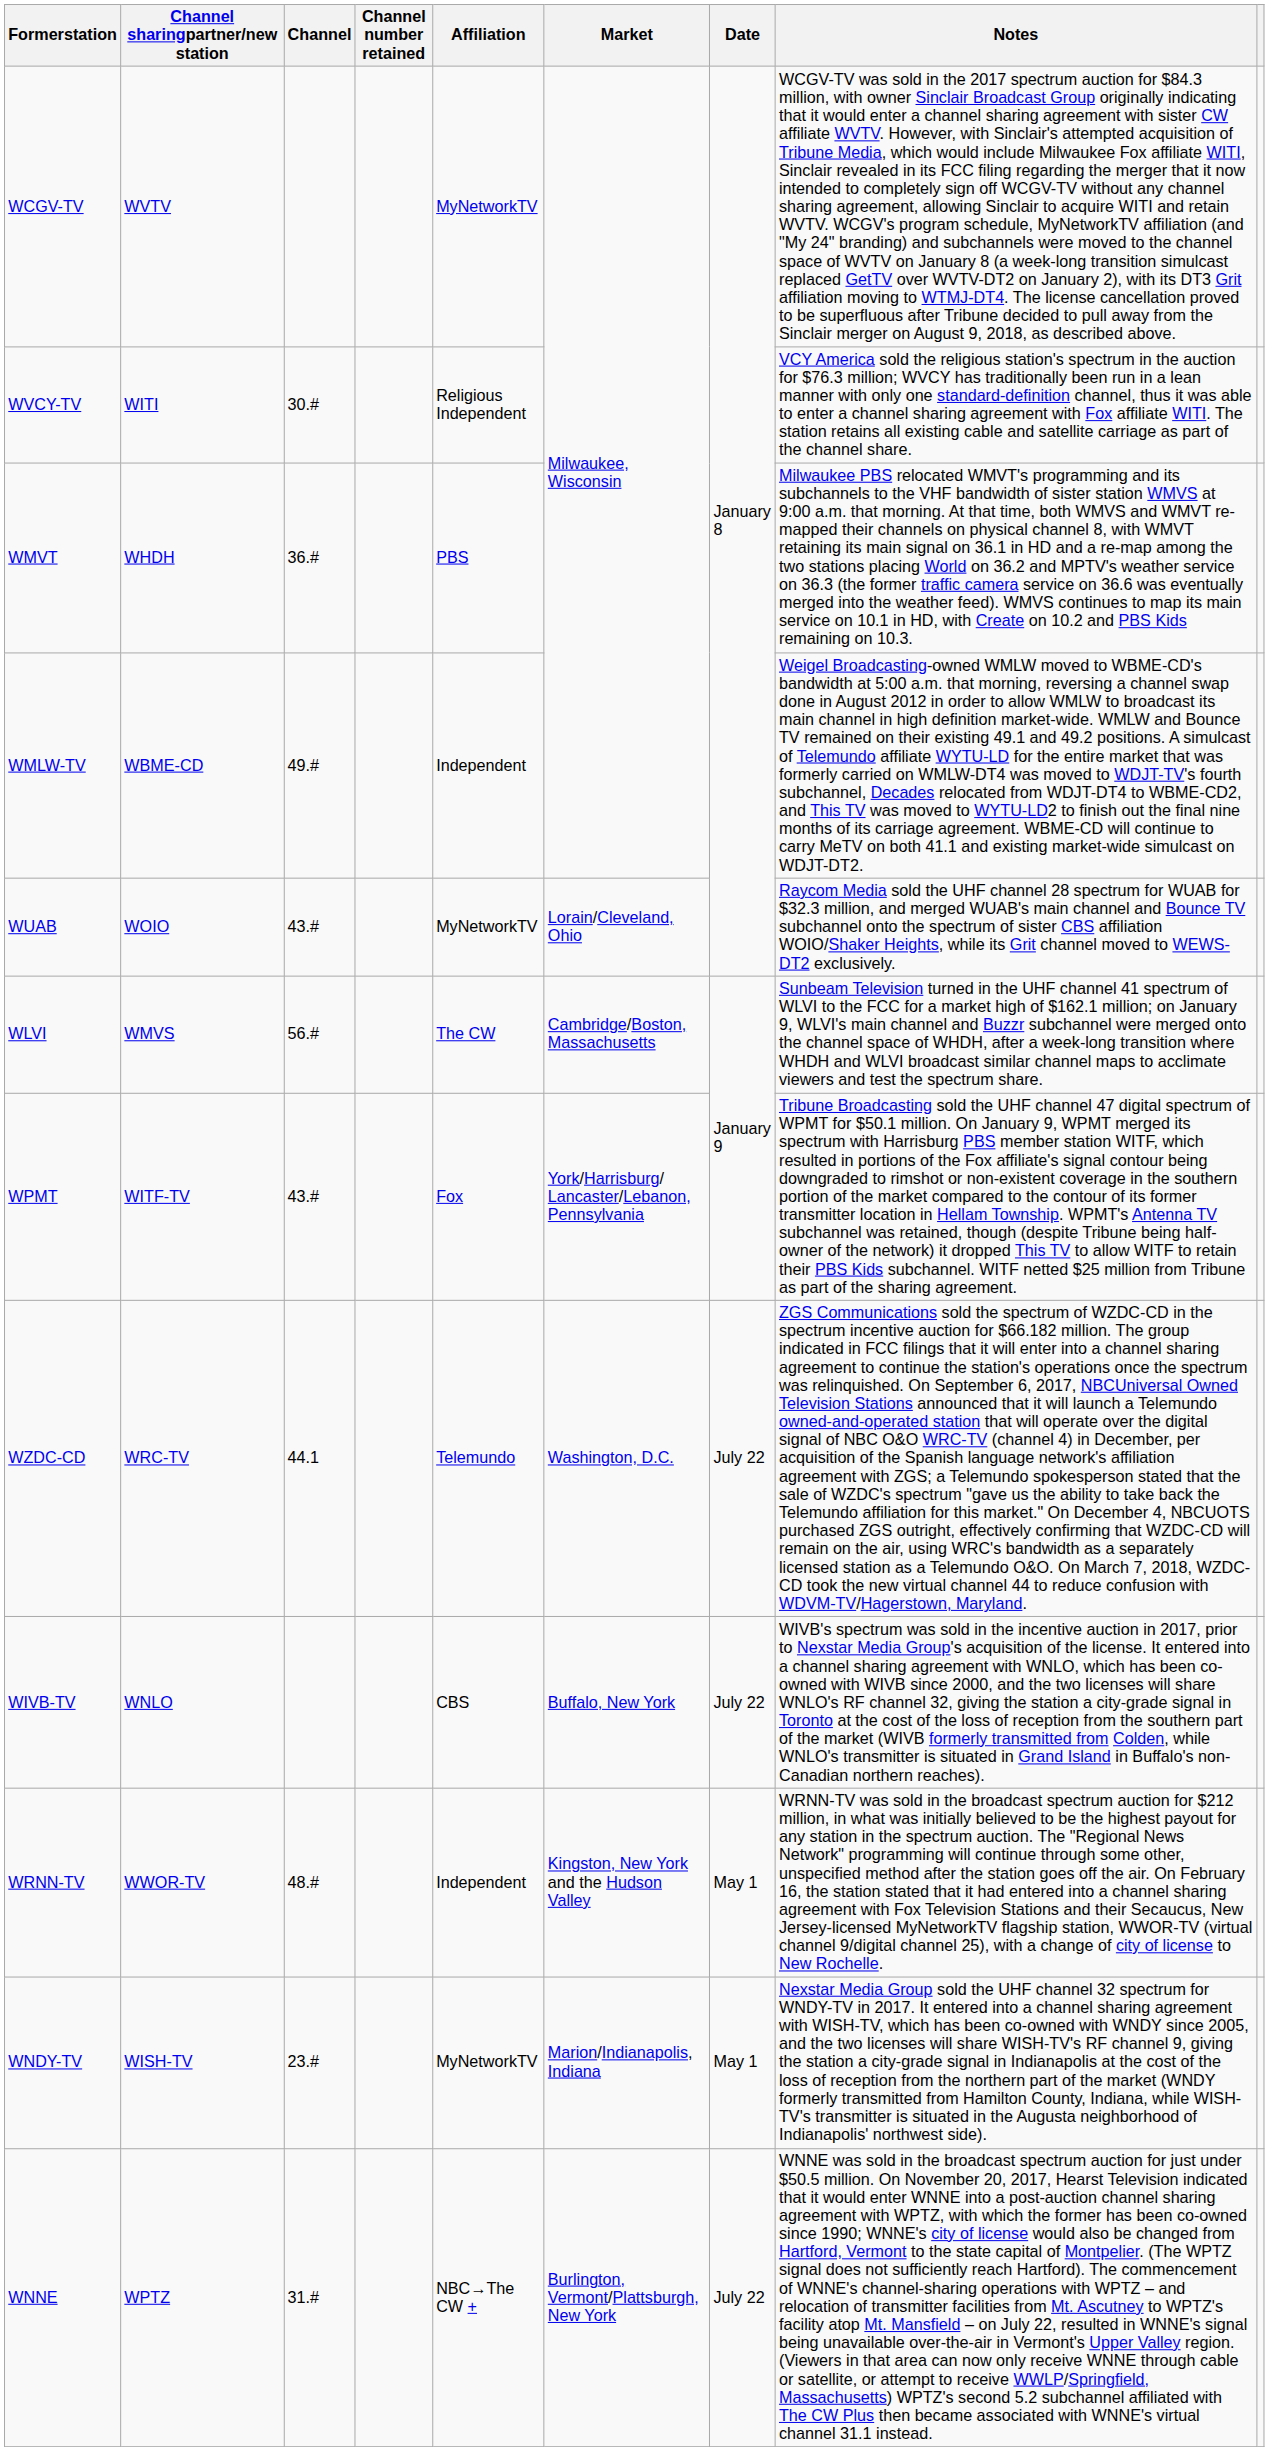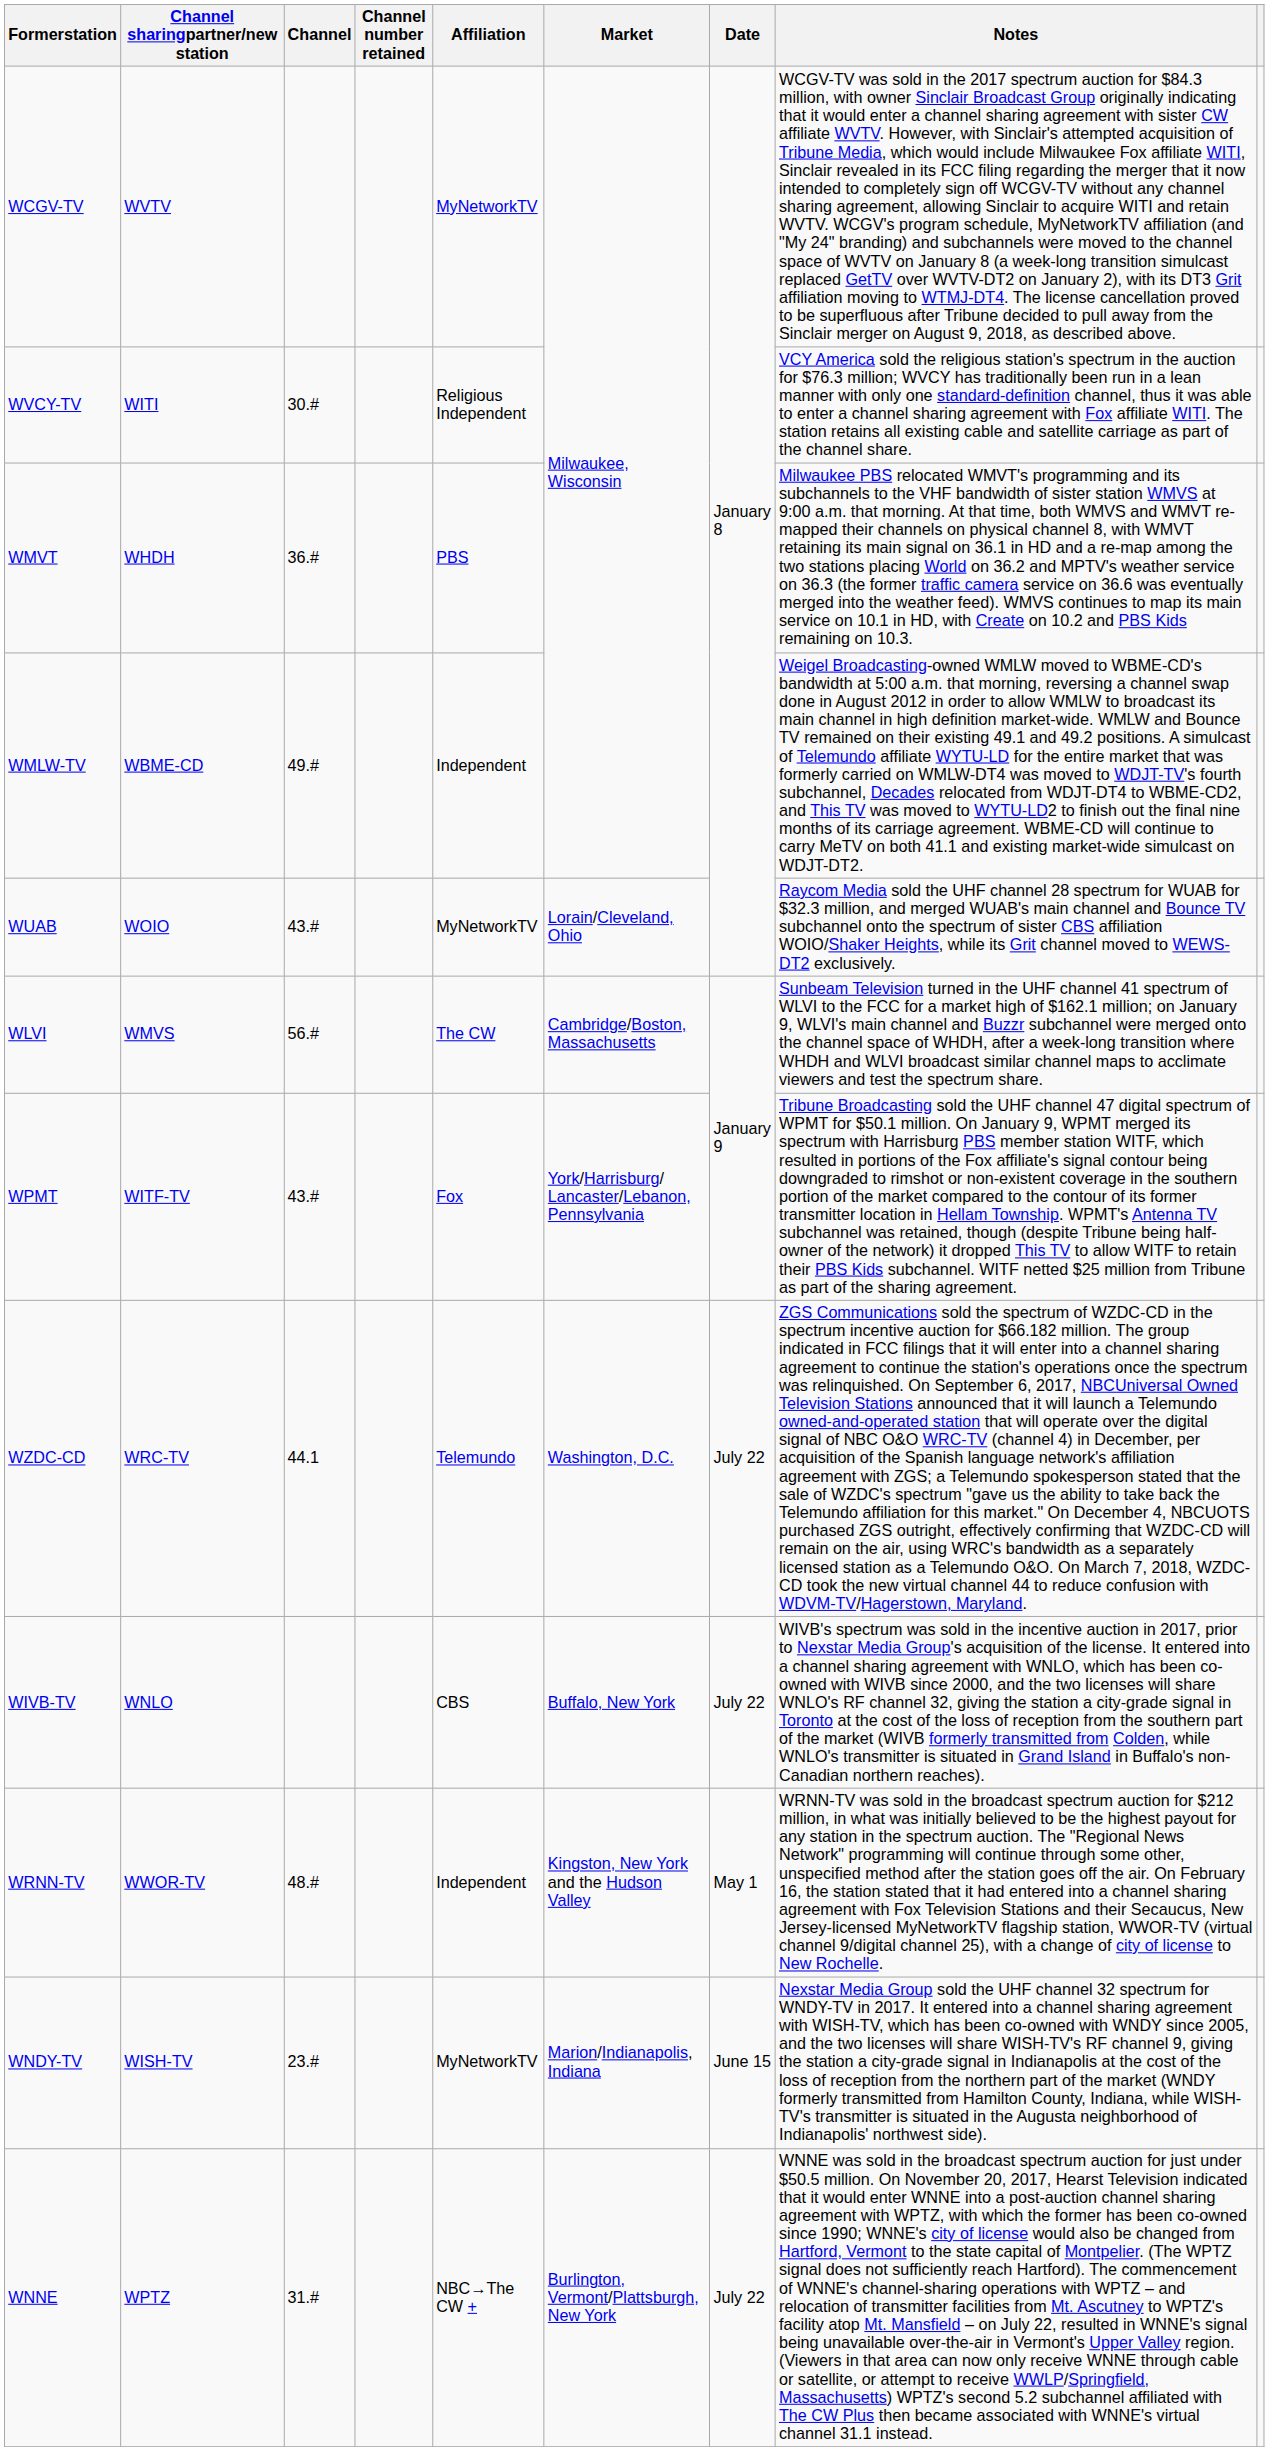(735, 2062) May 1 -> (742, 2062) June 15
